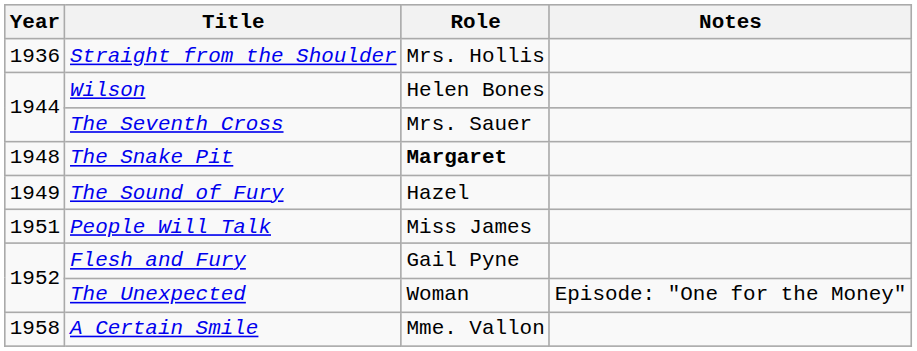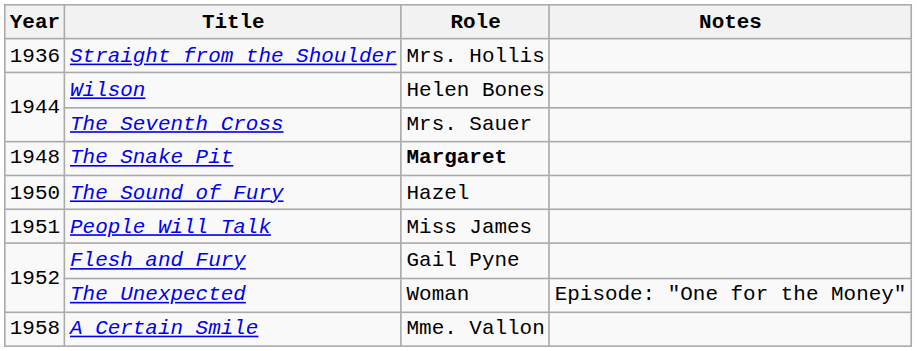(35, 192) 1949 -> (35, 192) 1950
